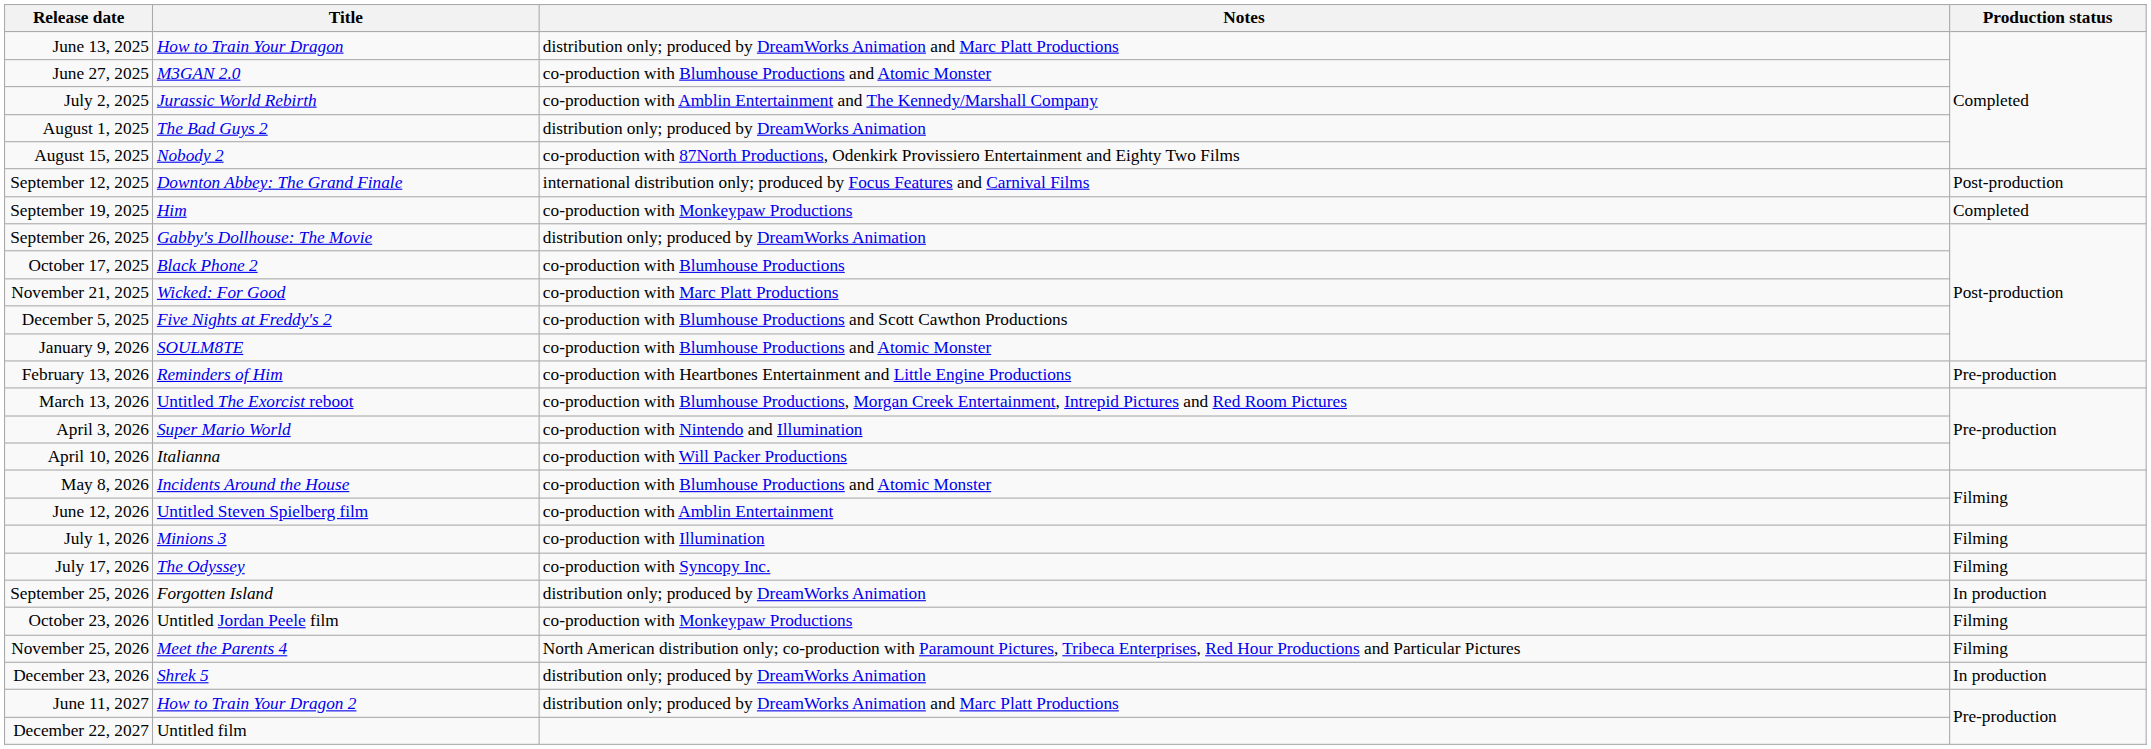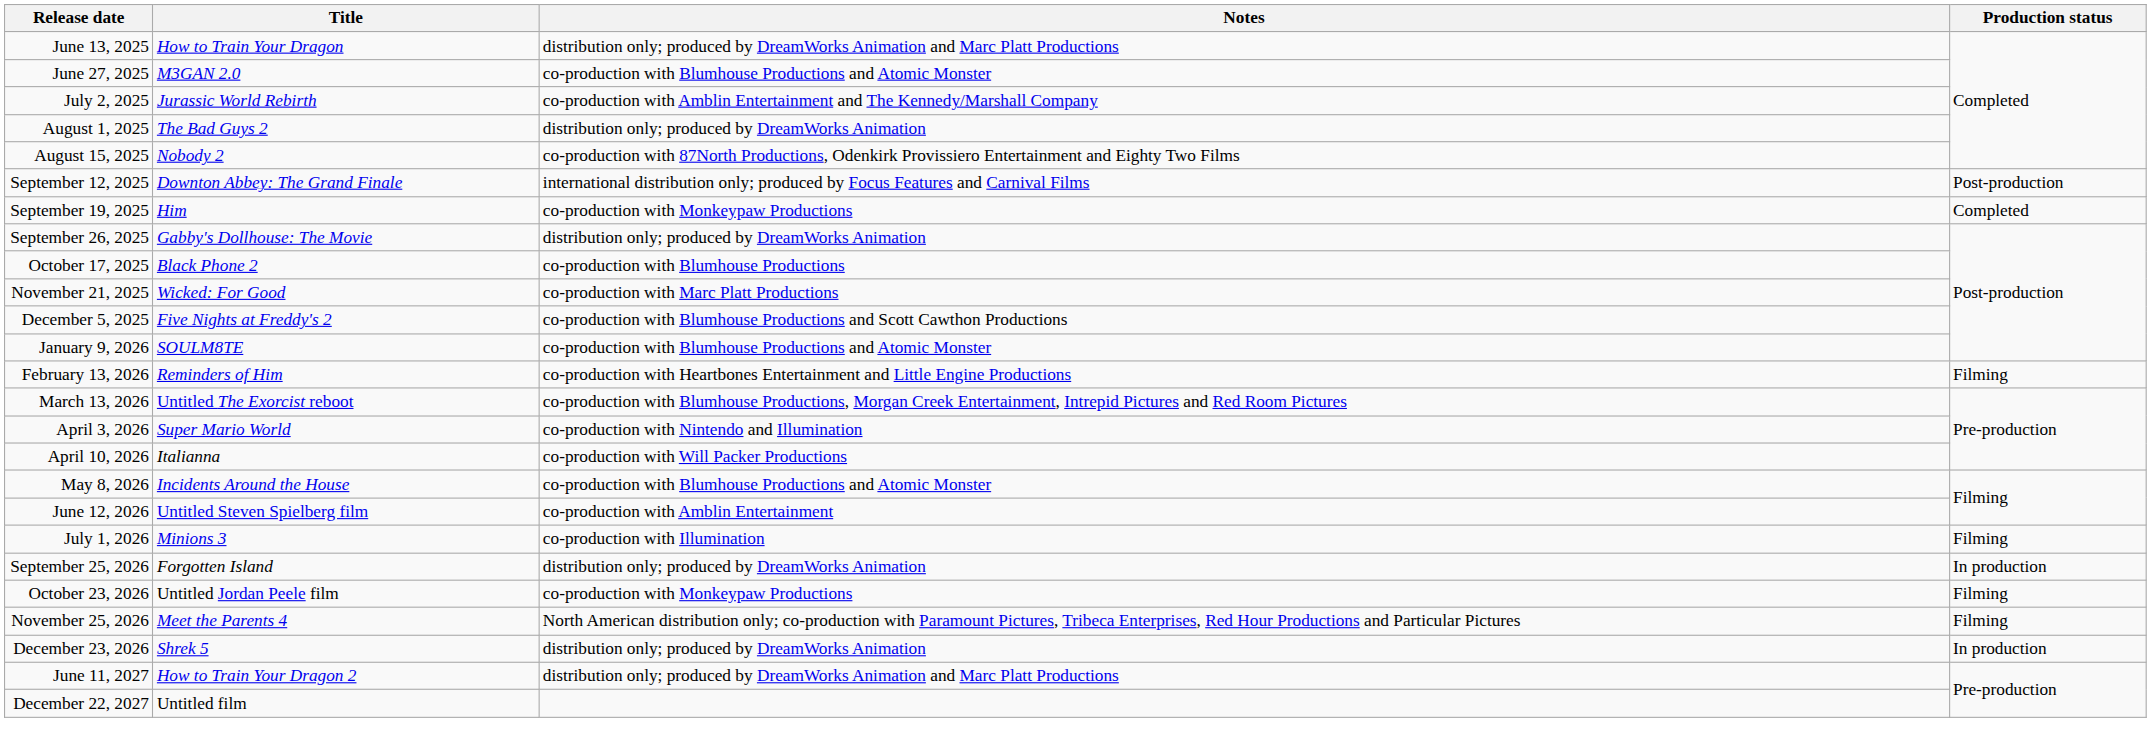(2005, 374) Pre-production -> (1980, 374) Filming
- row: (102, 566)
